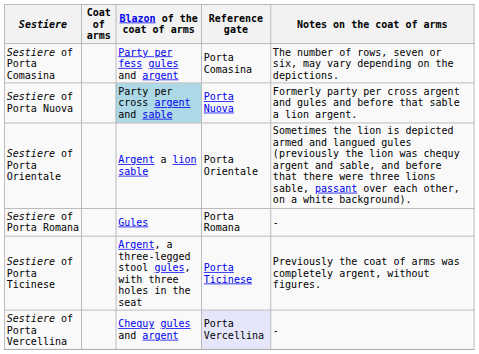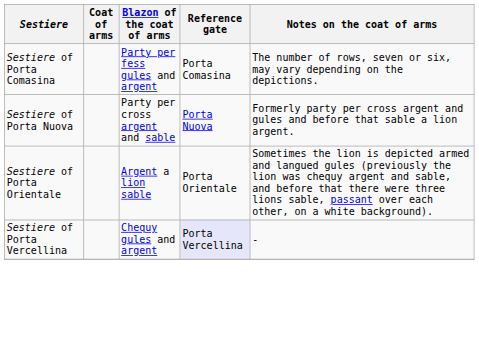(154, 103) lightblue background -> (148, 120) no background
- row: (43, 222)
- row: (40, 273)
